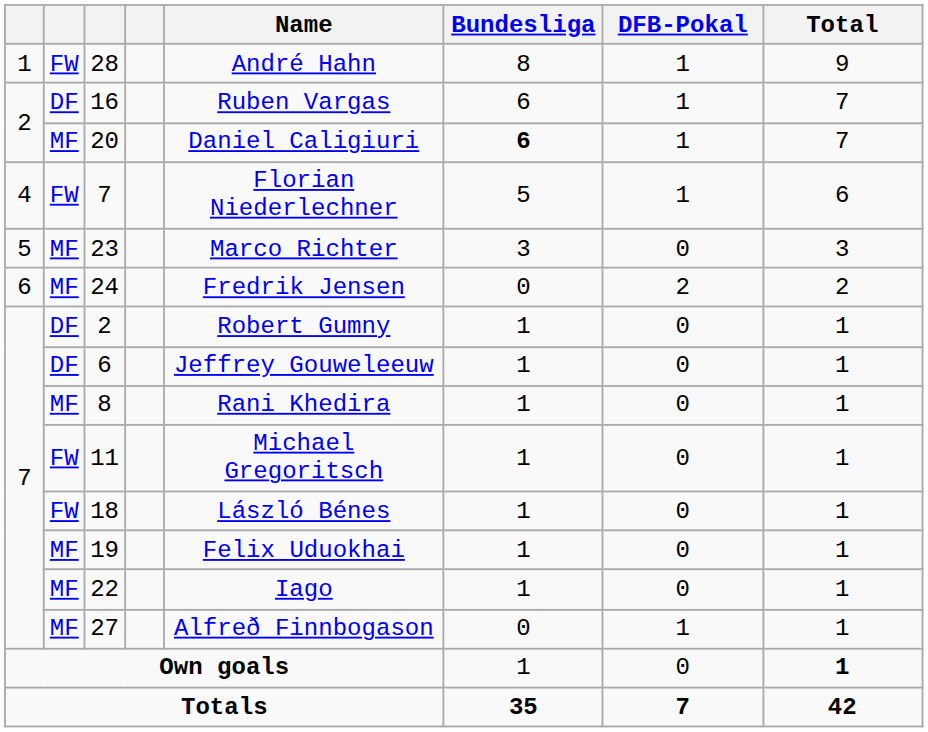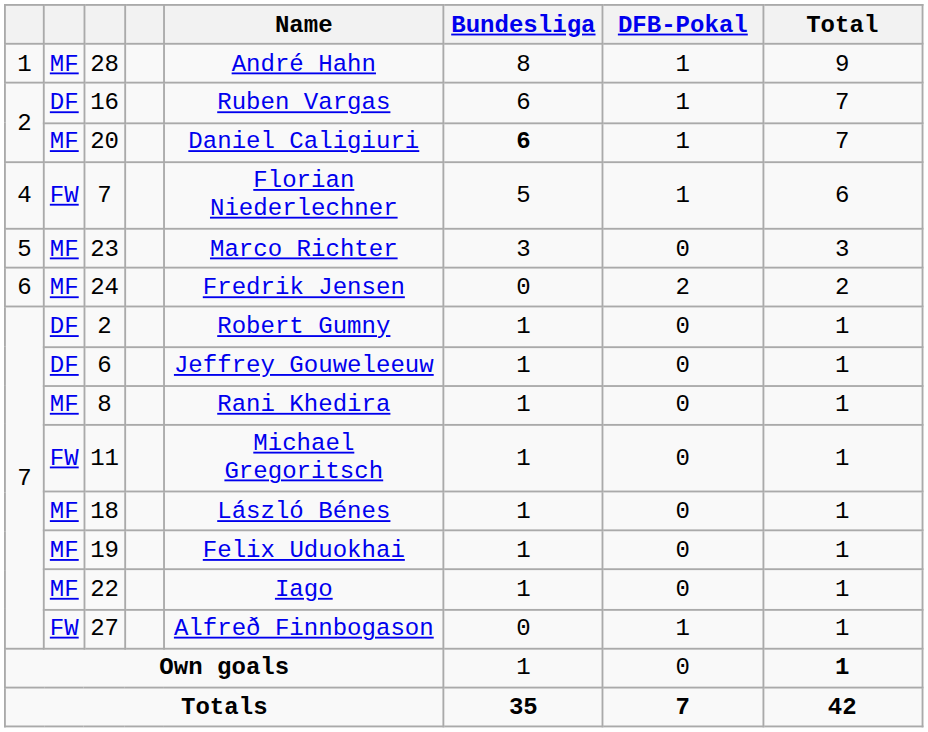(64, 64) FW -> (64, 64) MF
(64, 511) FW -> (64, 511) MF
(64, 629) MF -> (64, 629) FW
